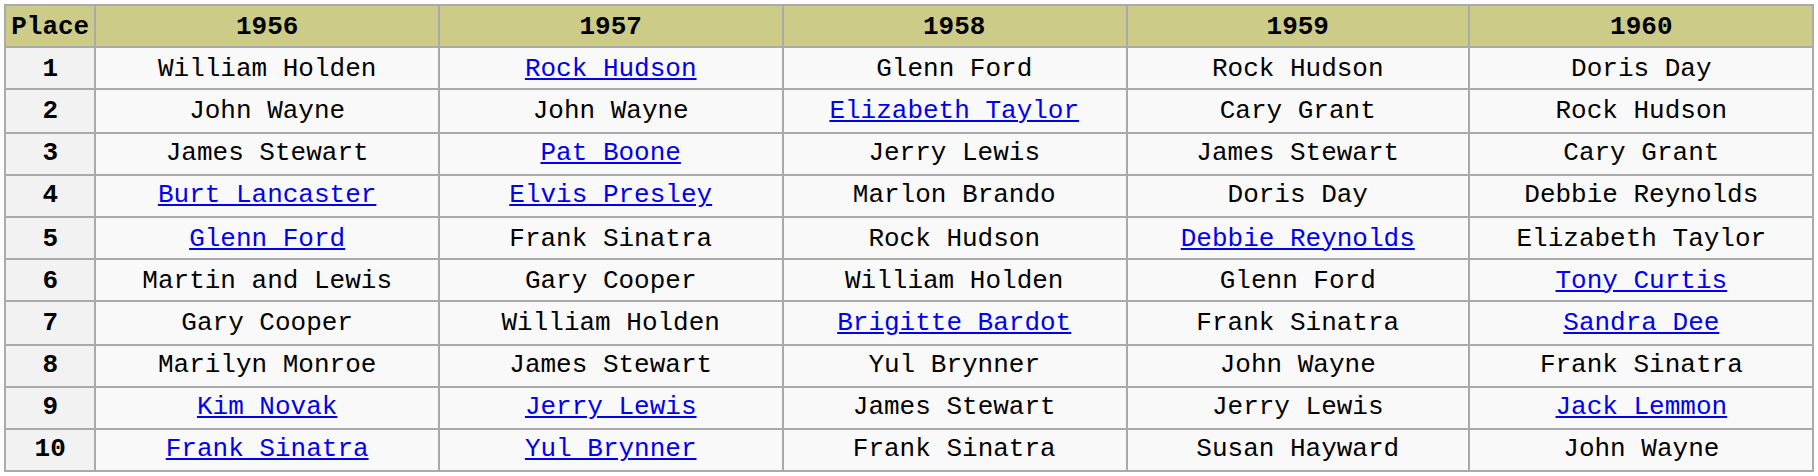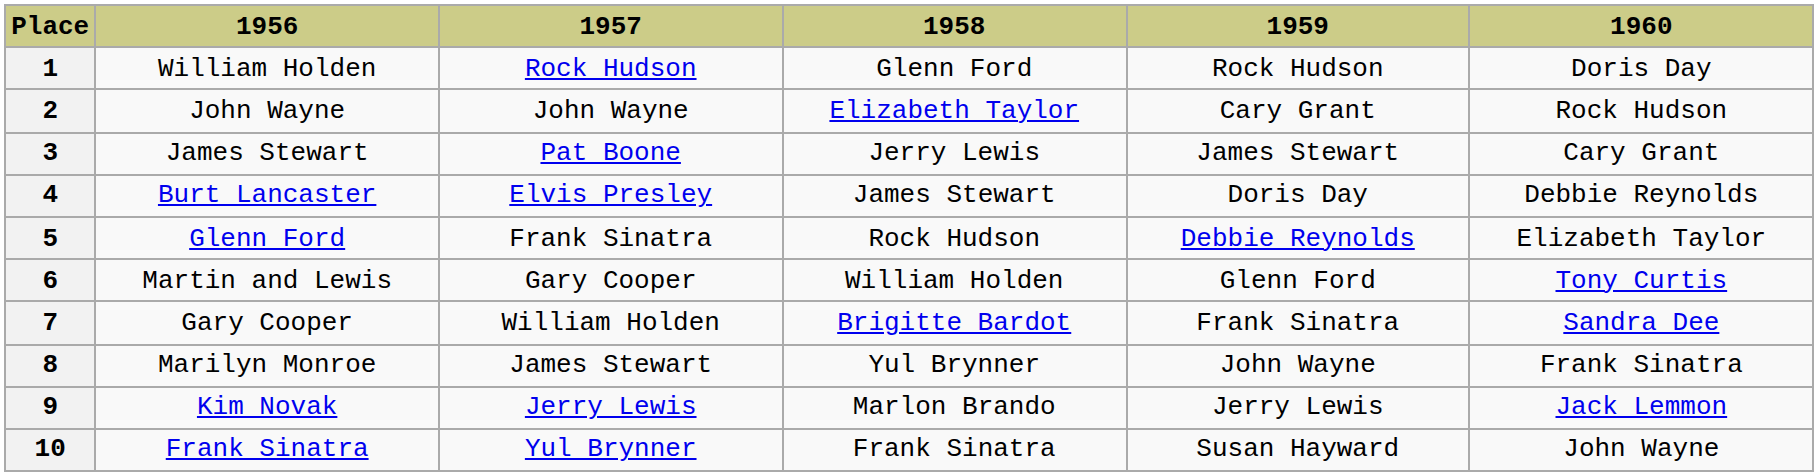(954, 196) Marlon Brando -> (954, 196) James Stewart
(954, 408) James Stewart -> (954, 408) Marlon Brando
